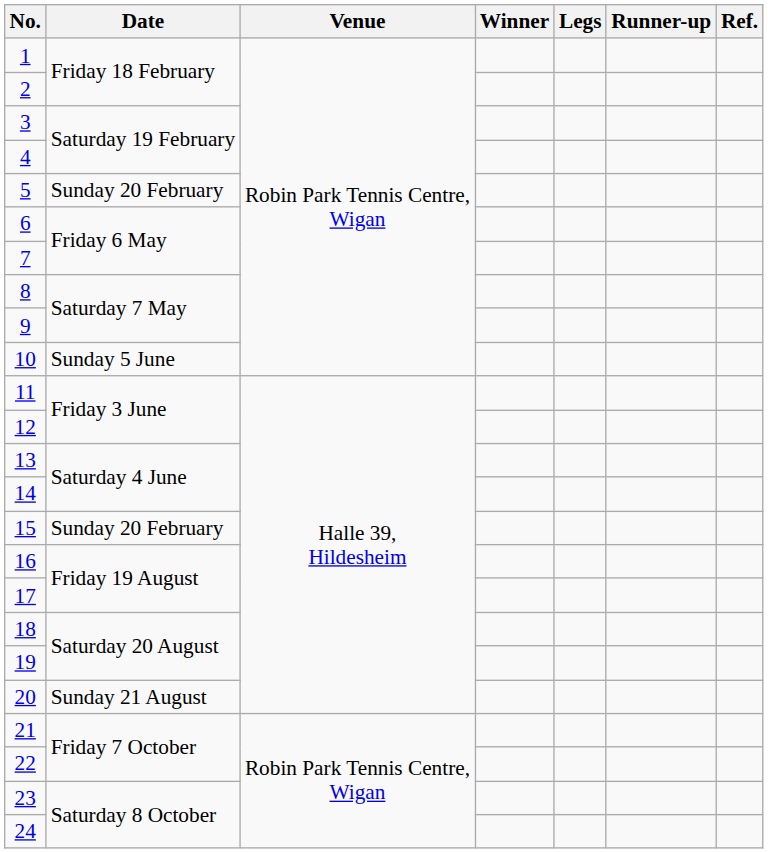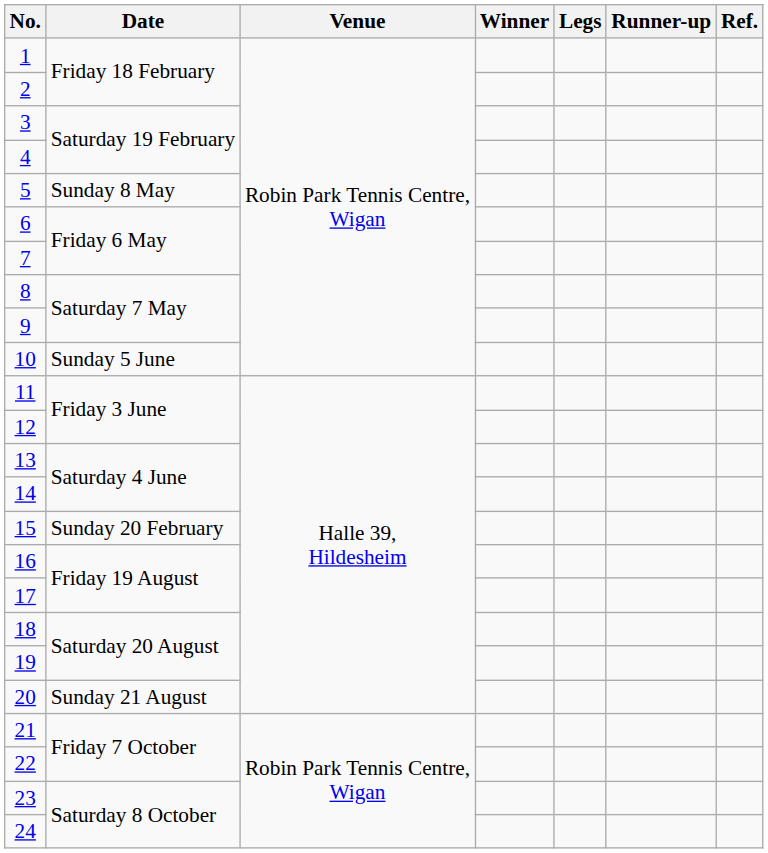(137, 190) Sunday 20 February -> (113, 190) Sunday 8 May
